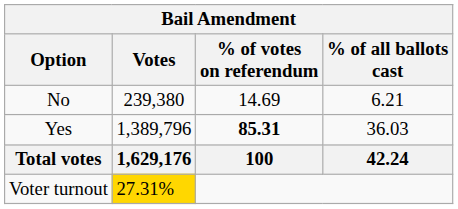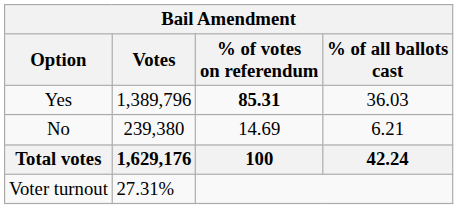rows swapped: (58, 129) <-> (58, 99)
(145, 188) gold background -> (145, 188) no background
